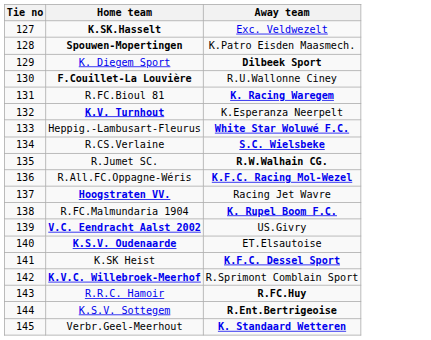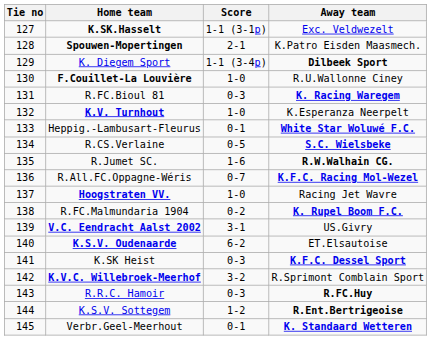+ column: (236, 13)
